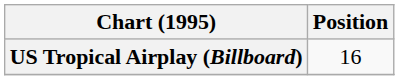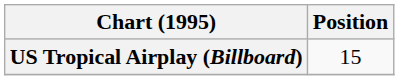(351, 56) 16 -> (351, 56) 15
